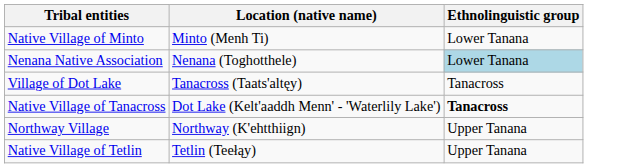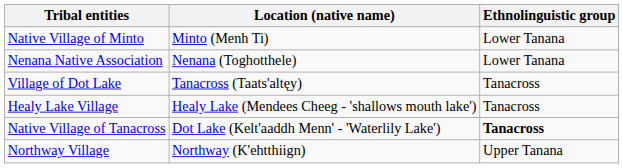(488, 60) lightblue background -> (524, 60) no background
+ row: (63, 106)
- row: (75, 151)
